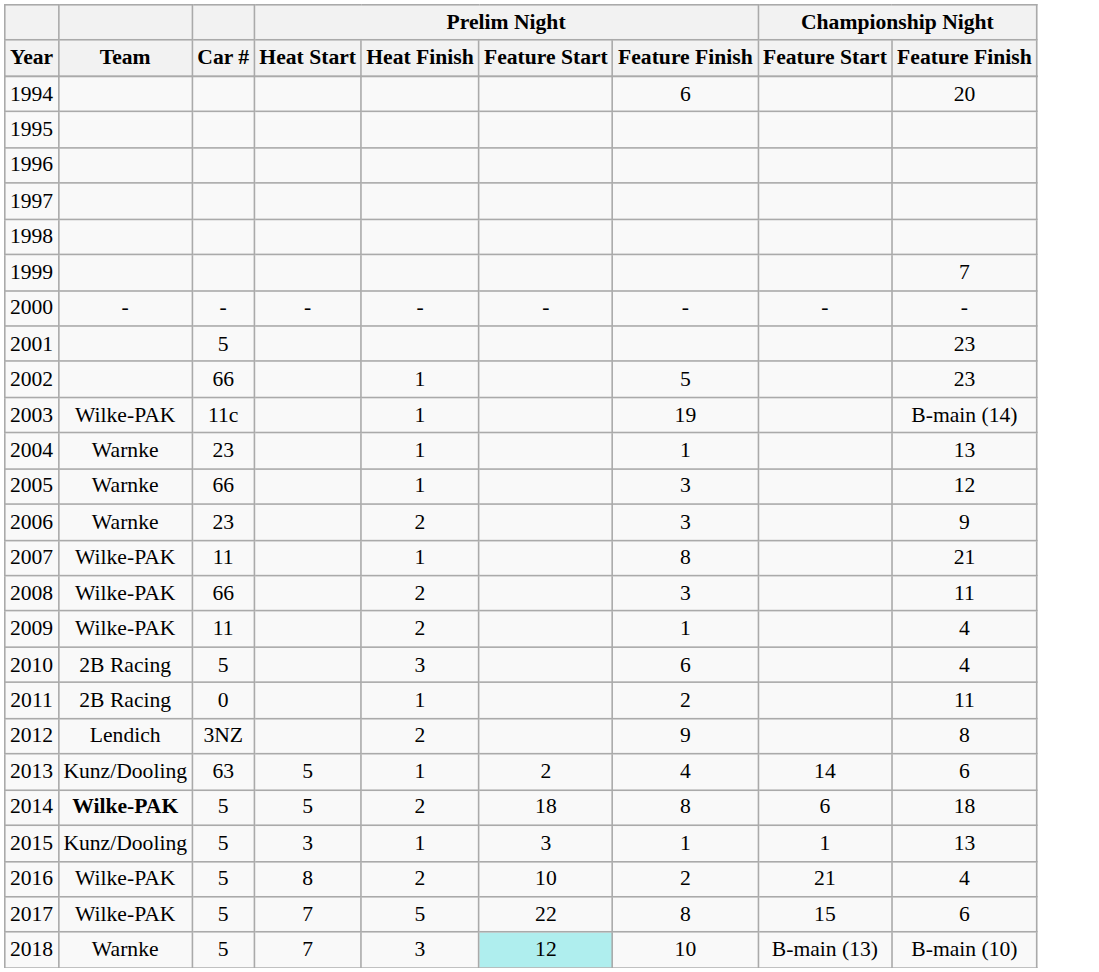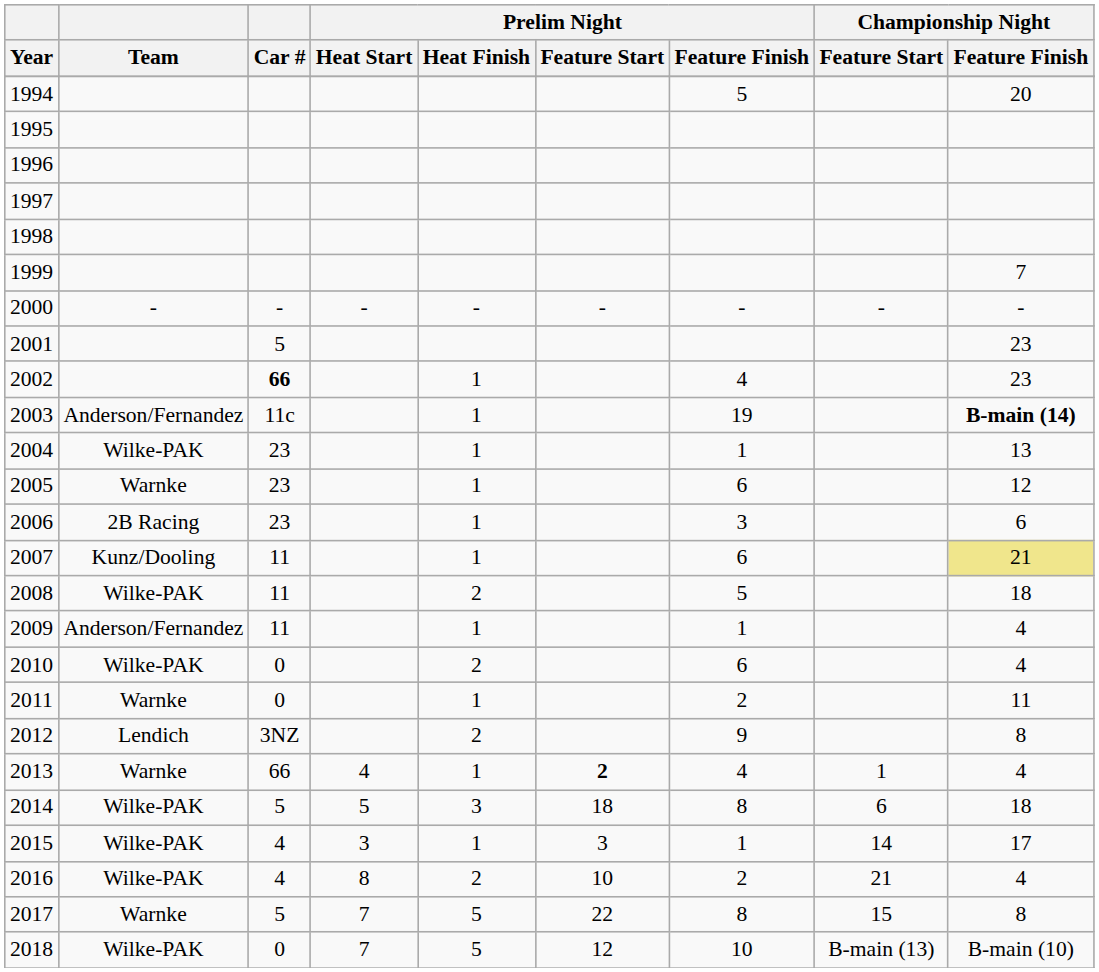(685, 93) 6 -> (742, 93) 5
(223, 378) normal -> (280, 378) bold
(685, 378) 5 -> (742, 378) 4
(125, 414) Wilke-PAK -> (153, 414) Anderson/Fernandez
(964, 414) normal -> (1021, 414) bold
(125, 450) Warnke -> (153, 450) Wilke-PAK
(223, 485) 66 -> (280, 485) 23
(685, 485) 3 -> (742, 485) 6
(125, 521) Warnke -> (153, 521) 2B Racing
(420, 521) 2 -> (476, 521) 1
(964, 521) 9 -> (1021, 521) 6
(125, 557) Wilke-PAK -> (153, 557) Kunz/Dooling
(685, 557) 8 -> (742, 557) 6
(964, 557) no background -> (1021, 557) khaki background
(223, 592) 66 -> (280, 592) 11
(685, 592) 3 -> (742, 592) 5
(964, 592) 11 -> (1021, 592) 18
(125, 628) Wilke-PAK -> (153, 628) Anderson/Fernandez
(420, 628) 2 -> (476, 628) 1
(125, 664) 2B Racing -> (153, 664) Wilke-PAK
(223, 664) 5 -> (280, 664) 0
(420, 664) 3 -> (476, 664) 2
(125, 699) 2B Racing -> (153, 699) Warnke
(125, 771) Kunz/Dooling -> (153, 771) Warnke
(223, 771) 63 -> (280, 771) 66
(308, 771) 5 -> (364, 771) 4
(546, 771) normal -> (602, 771) bold
(825, 771) 14 -> (881, 771) 1
(964, 771) 6 -> (1021, 771) 4
(125, 806) bold -> (153, 806) normal
(420, 806) 2 -> (476, 806) 3
(125, 842) Kunz/Dooling -> (153, 842) Wilke-PAK
(223, 842) 5 -> (280, 842) 4
(825, 842) 1 -> (881, 842) 14
(964, 842) 13 -> (1021, 842) 17
(223, 878) 5 -> (280, 878) 4
(125, 913) Wilke-PAK -> (153, 913) Warnke
(964, 913) 6 -> (1021, 913) 8
(125, 949) Warnke -> (153, 949) Wilke-PAK
(223, 949) 5 -> (280, 949) 0
(420, 949) 3 -> (476, 949) 5
(546, 949) paleturquoise background -> (602, 949) no background
